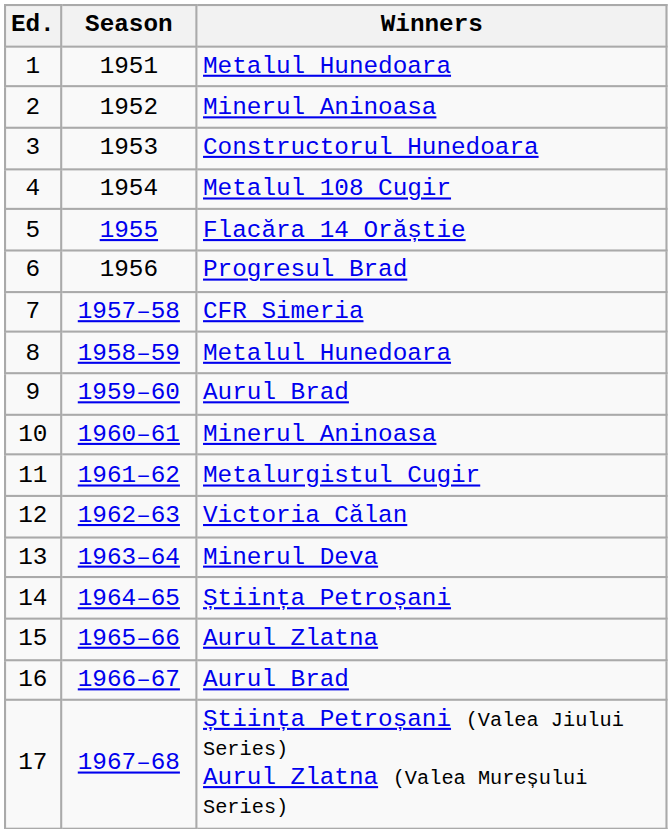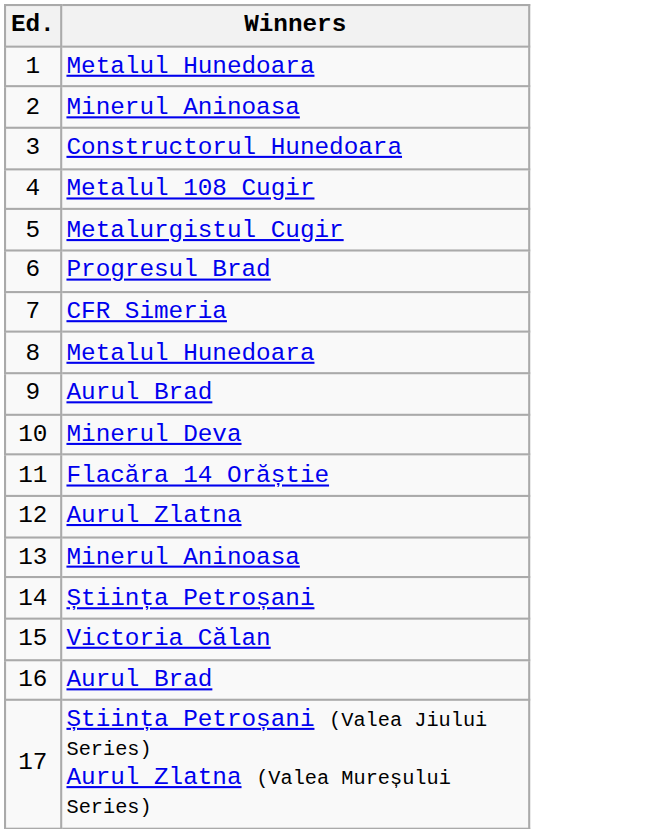- column: (129, 25)
(334, 230) Flacăra 14 Orăștie -> (205, 230) Metalurgistul Cugir
(320, 434) Minerul Aninoasa -> (154, 434) Minerul Deva
(342, 475) Metalurgistul Cugir -> (198, 475) Flacăra 14 Orăștie
(305, 516) Victoria Călan -> (154, 516) Aurul Zlatna
(291, 557) Minerul Deva -> (183, 557) Minerul Aninoasa
(291, 638) Aurul Zlatna -> (169, 638) Victoria Călan
